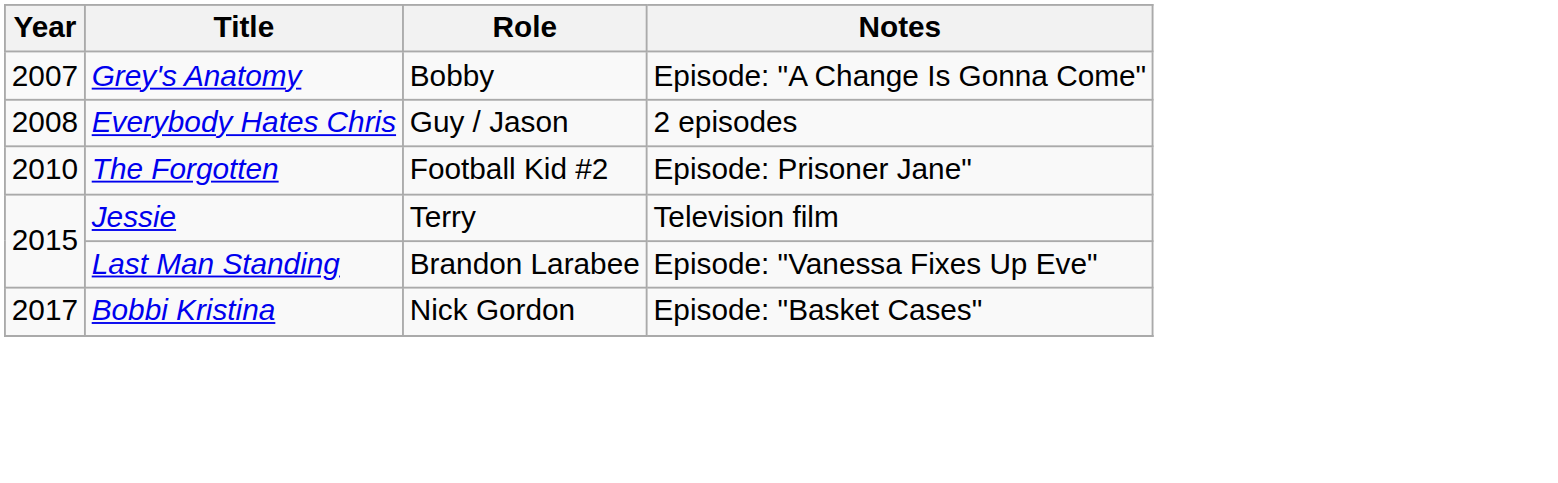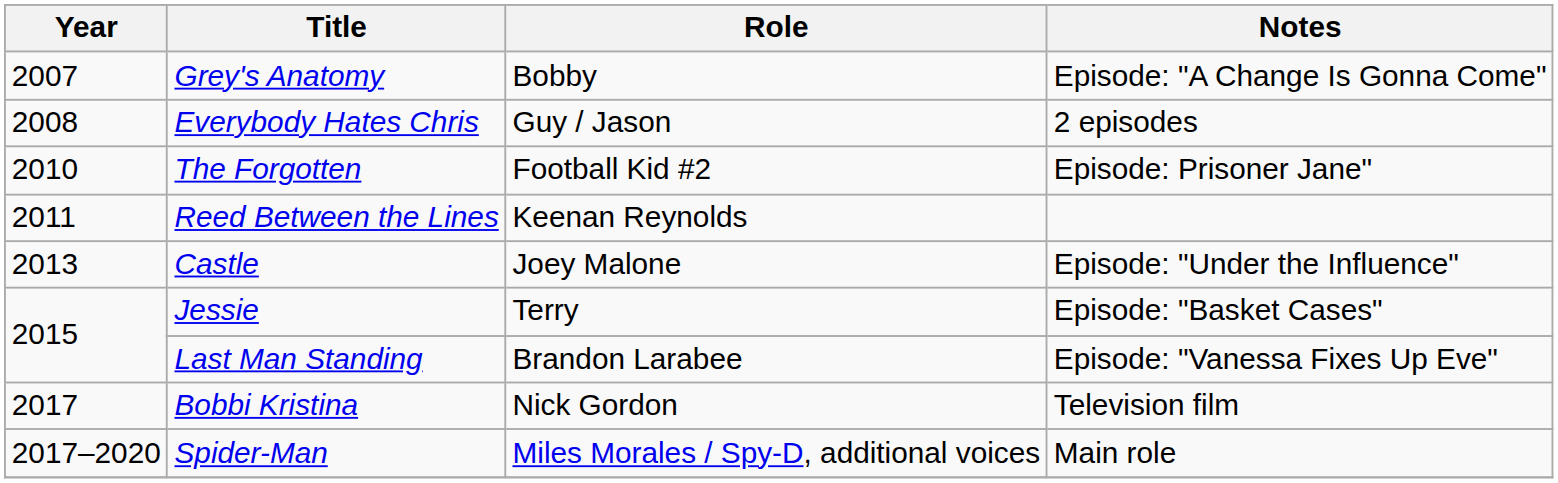+ row: (337, 216)
+ row: (217, 264)
(746, 216) Television film -> (1218, 311) Episode: "Basket Cases"
(818, 311) Episode: "Basket Cases" -> (1146, 405) Television film
+ row: (251, 452)
